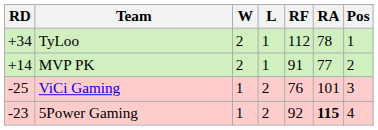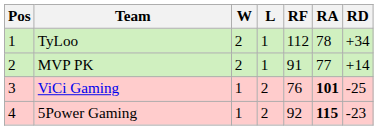columns swapped: (358, 16) <-> (20, 16)
(328, 88) normal -> (327, 88) bold
